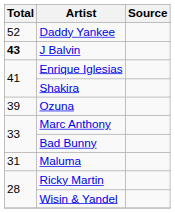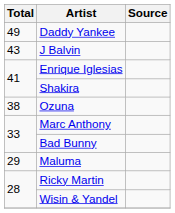(14, 32) 52 -> (14, 32) 49
(14, 50) bold -> (14, 50) normal
(14, 106) 39 -> (14, 106) 38
(14, 161) 31 -> (14, 161) 29
